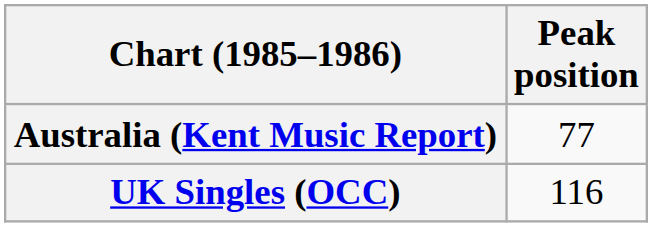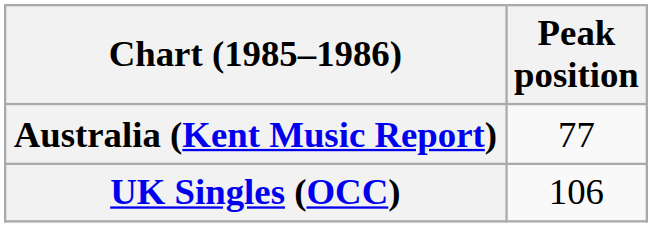(576, 191) 116 -> (576, 191) 106
